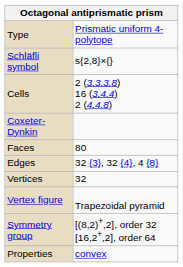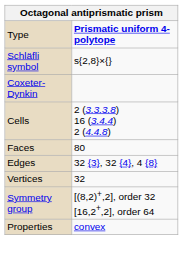(119, 34) normal -> (122, 34) bold
rows swapped: (26, 126) <-> (18, 93)
- row: (35, 200)
